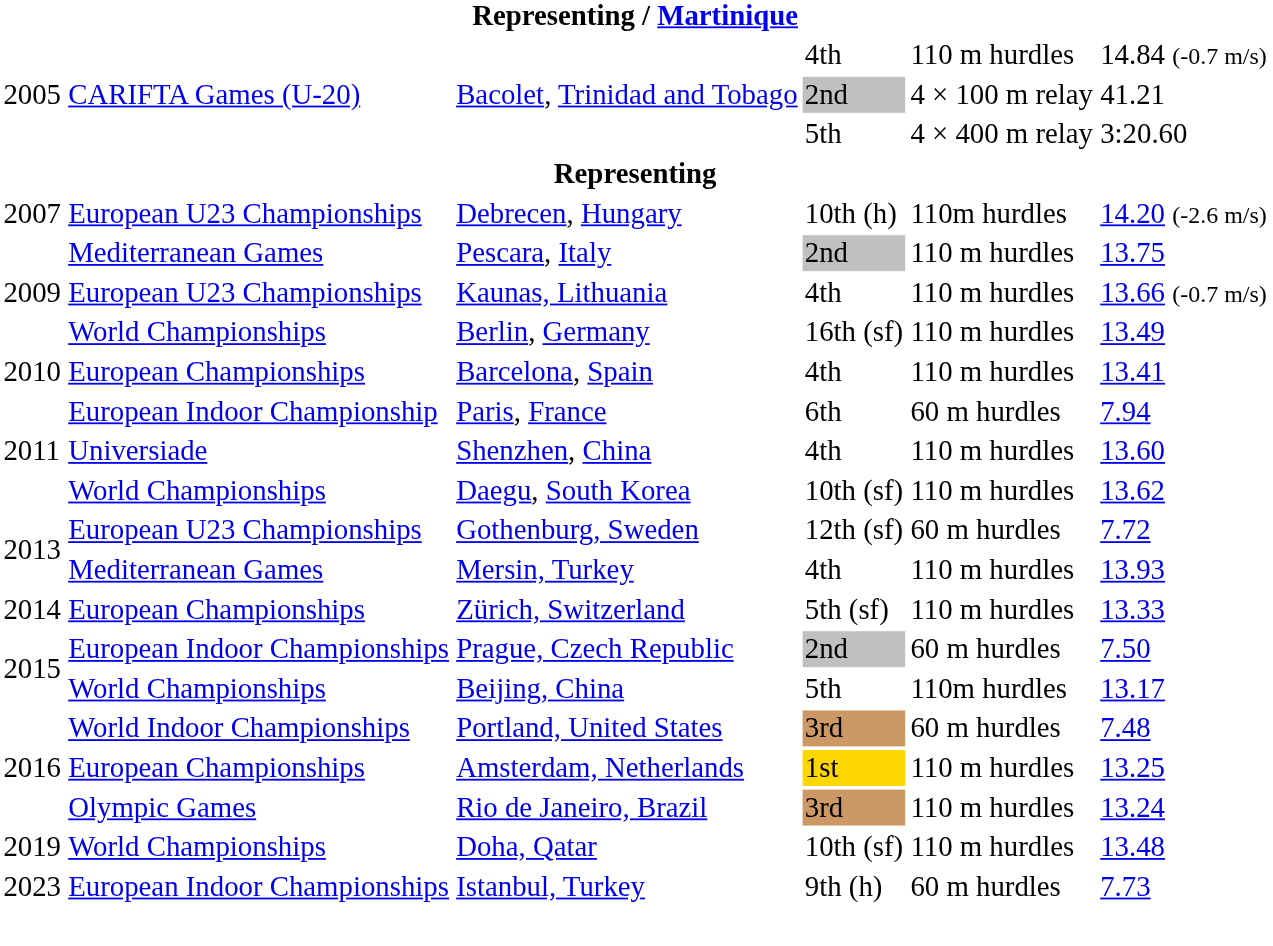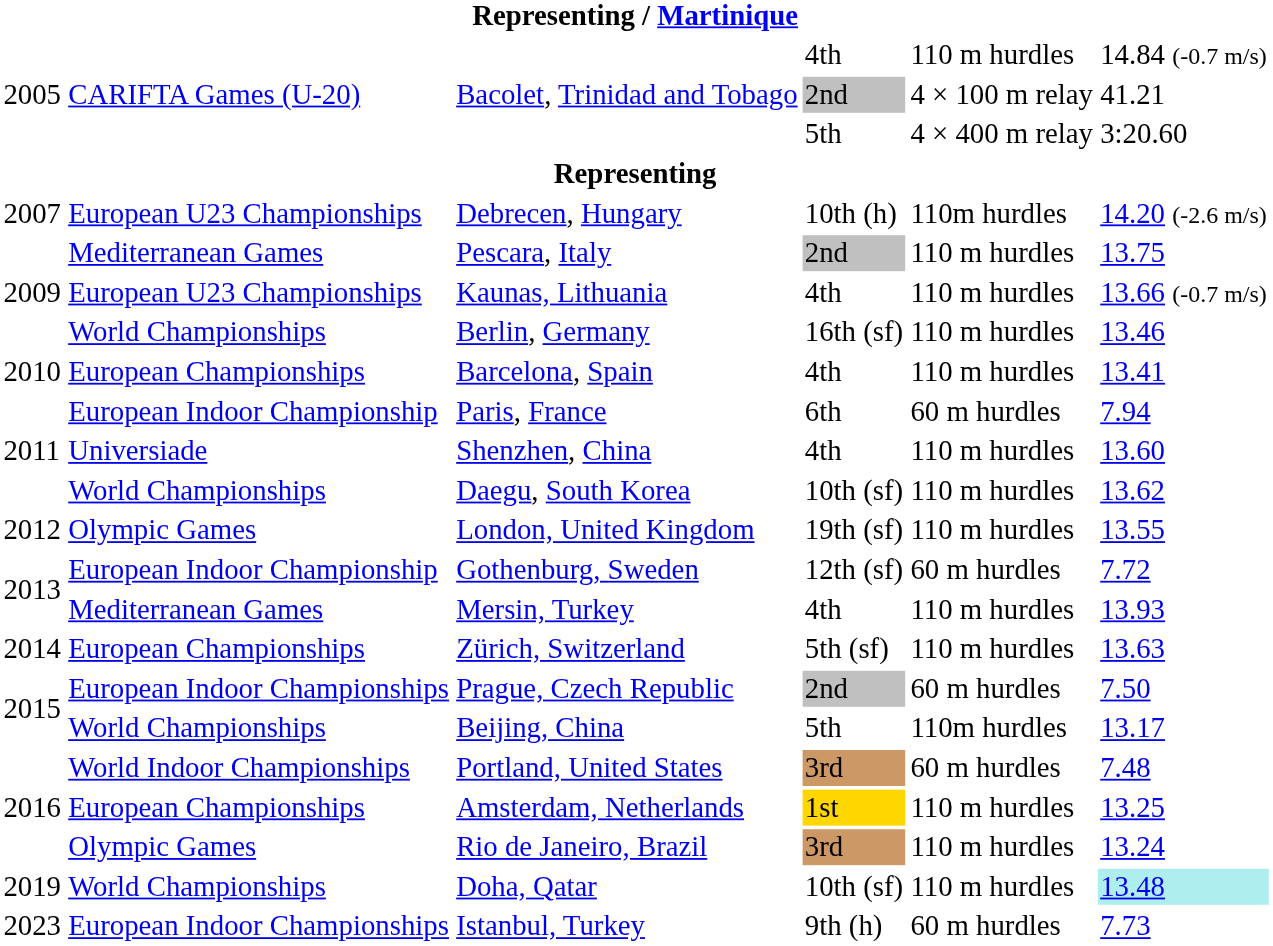(1133, 331) 13.49 -> (1133, 331) 13.46
+ row: (605, 529)
(245, 529) European U23 Championships -> (253, 569) European Indoor Championship
(1133, 609) 13.33 -> (1133, 648) 13.63
(1133, 846) no background -> (1133, 886) paleturquoise background
